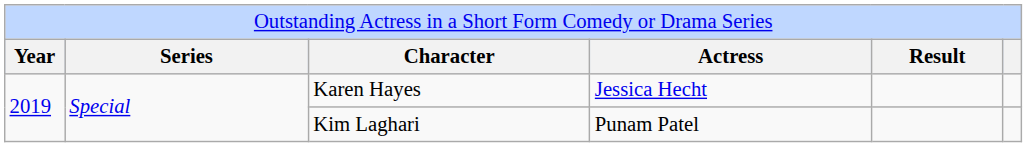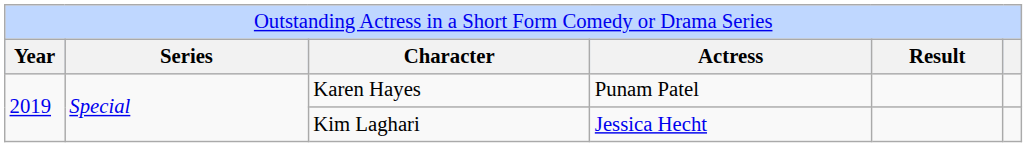(651, 90) Jessica Hecht -> (647, 90) Punam Patel
(647, 124) Punam Patel -> (651, 124) Jessica Hecht
